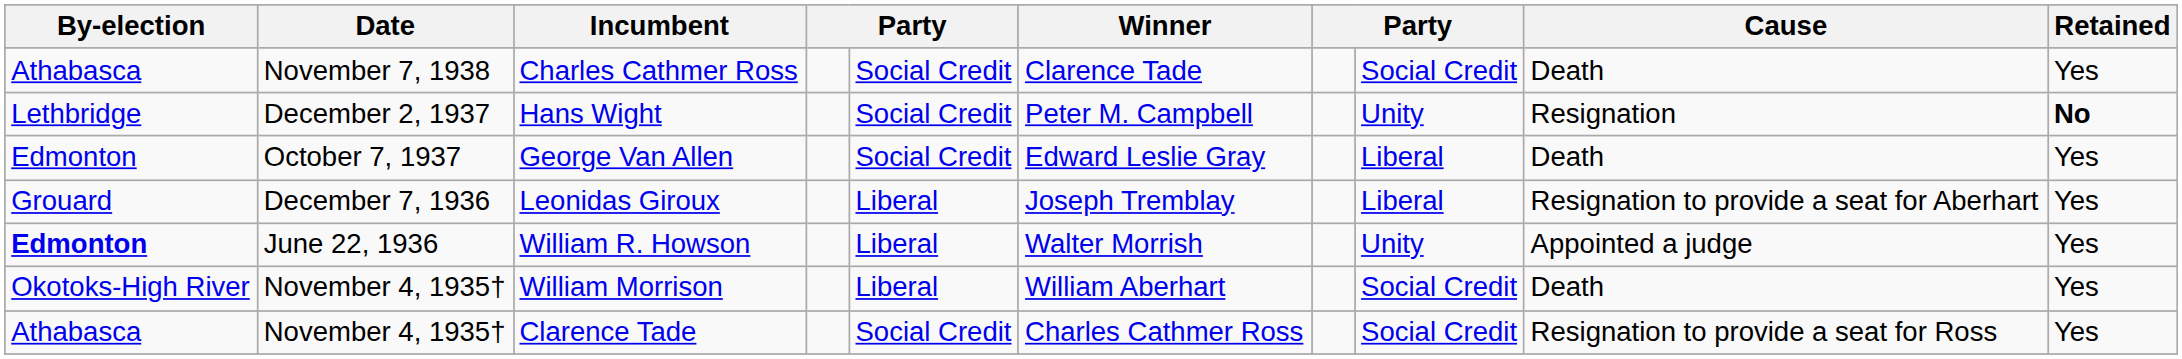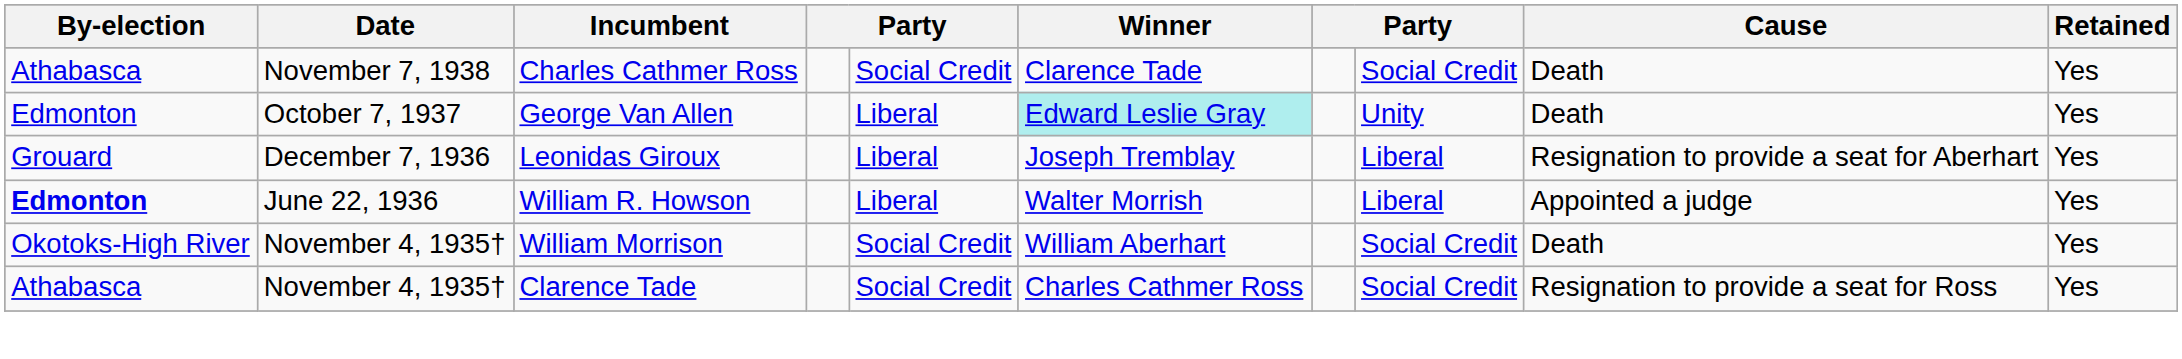- row: (591, 113)
(933, 157) Social Credit -> (897, 113) Liberal
(1145, 157) no background -> (1145, 113) paleturquoise background
(1402, 157) Liberal -> (1392, 113) Unity
(1392, 244) Unity -> (1402, 200) Liberal
(897, 288) Liberal -> (933, 244) Social Credit
